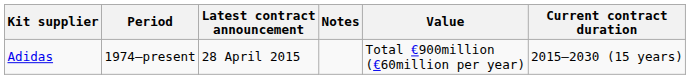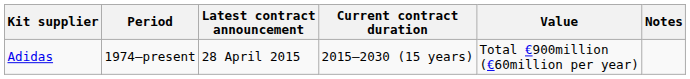columns swapped: (607, 22) <-> (341, 22)
